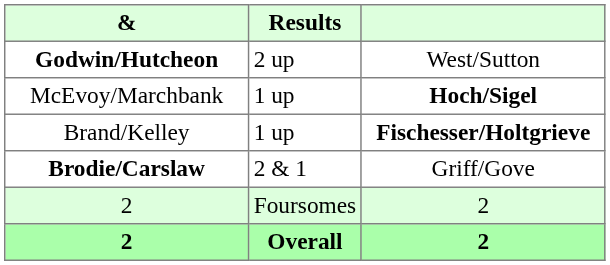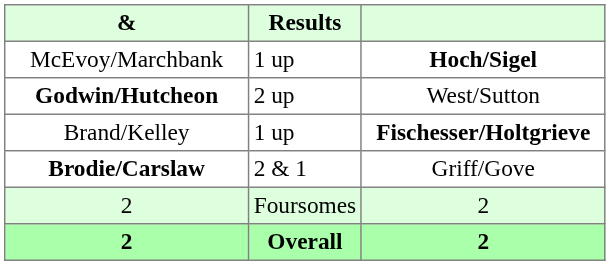rows swapped: (127, 95) <-> (127, 59)
